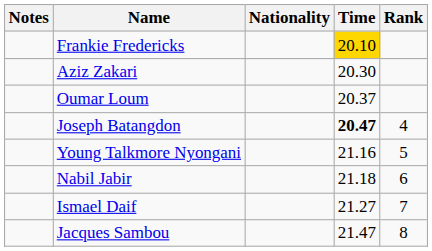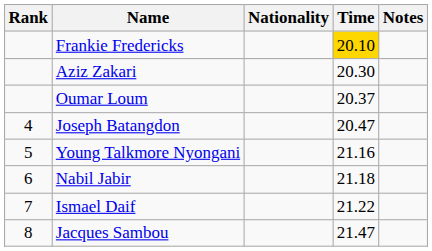columns swapped: (403, 17) <-> (29, 17)
(357, 125) bold -> (356, 125) normal
(357, 206) 21.27 -> (356, 206) 21.22
